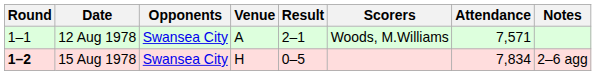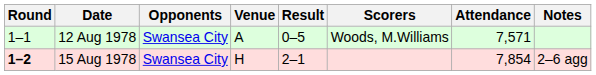(293, 37) 2–1 -> (293, 37) 0–5
(293, 59) 0–5 -> (293, 59) 2–1
(514, 59) 7,834 -> (514, 59) 7,854
